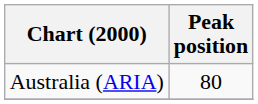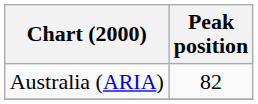(211, 81) 80 -> (211, 81) 82
